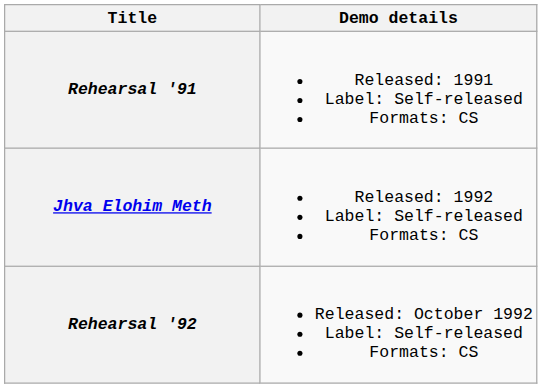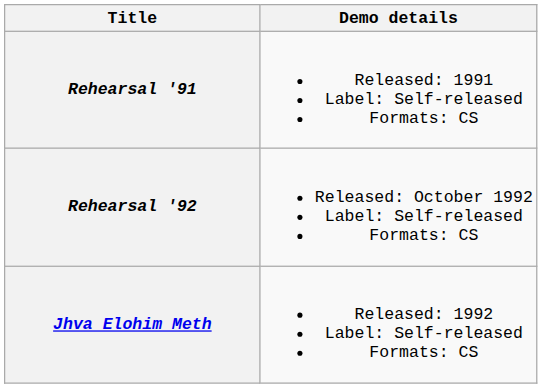rows swapped: (132, 324) <-> (132, 207)
